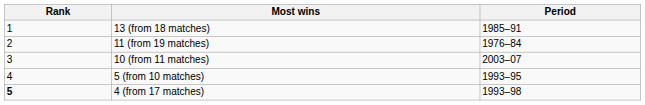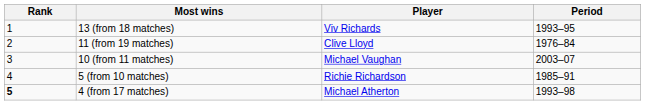+ column: (428, 12)
(502, 28) 1985–91 -> (555, 28) 1993–95
(502, 76) 1993–95 -> (555, 76) 1985–91
